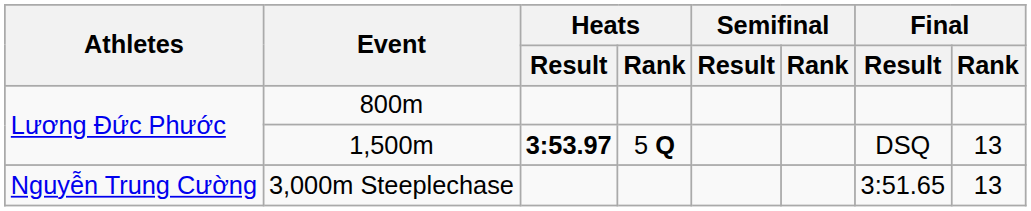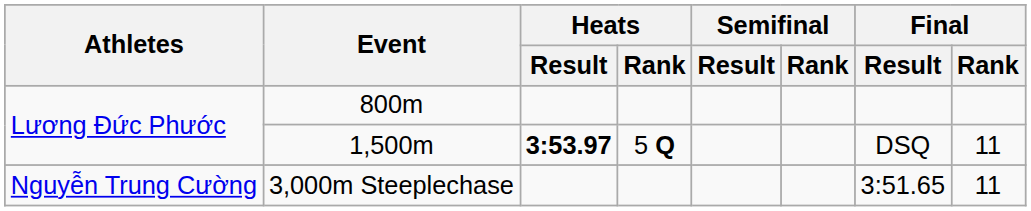(988, 145) 13 -> (988, 145) 11
(988, 185) 13 -> (988, 185) 11
